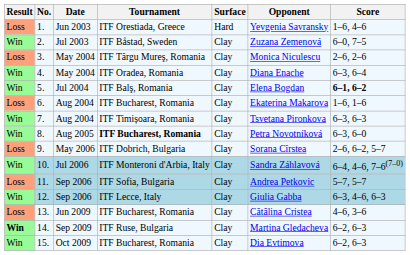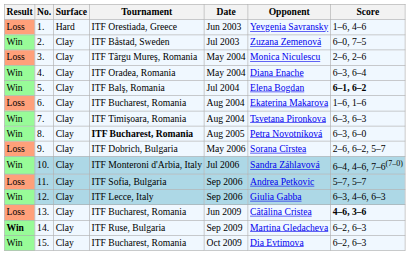columns swapped: (75, 12) <-> (230, 12)
(350, 212) normal -> (350, 212) bold
